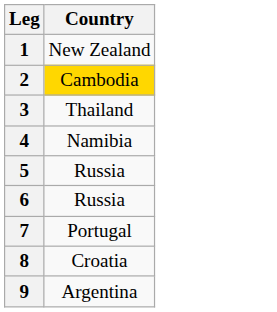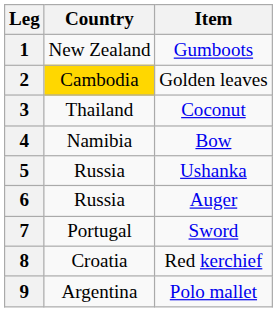+ column: (213, 19)
